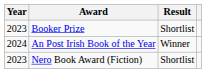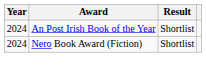- row: (58, 28)
(175, 44) Winner -> (177, 28) Shortlist
(17, 60) 2023 -> (17, 44) 2024
